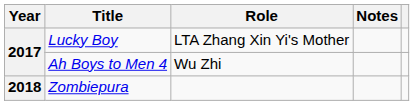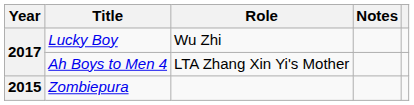(262, 40) LTA Zhang Xin Yi's Mother -> (198, 40) Wu Zhi
(198, 64) Wu Zhi -> (262, 64) LTA Zhang Xin Yi's Mother
(25, 87) 2018 -> (25, 87) 2015
